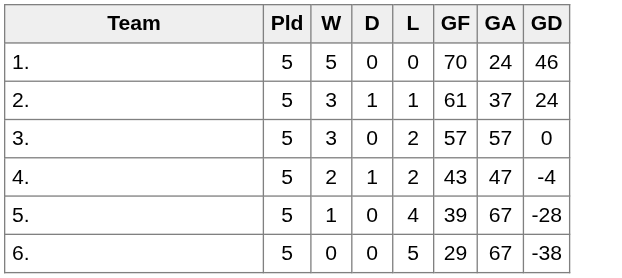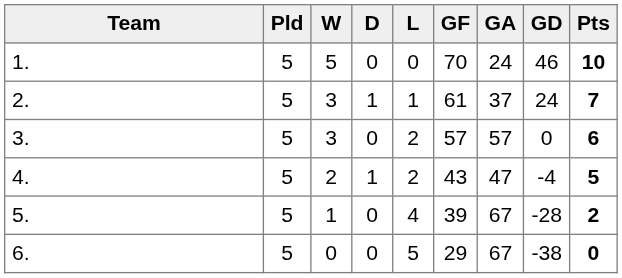+ column: (593, 23)
